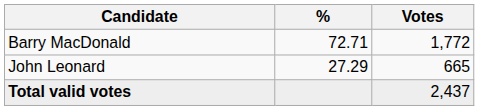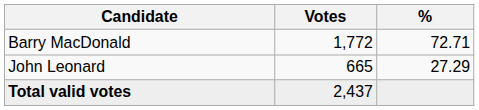columns swapped: (423, 17) <-> (323, 17)
